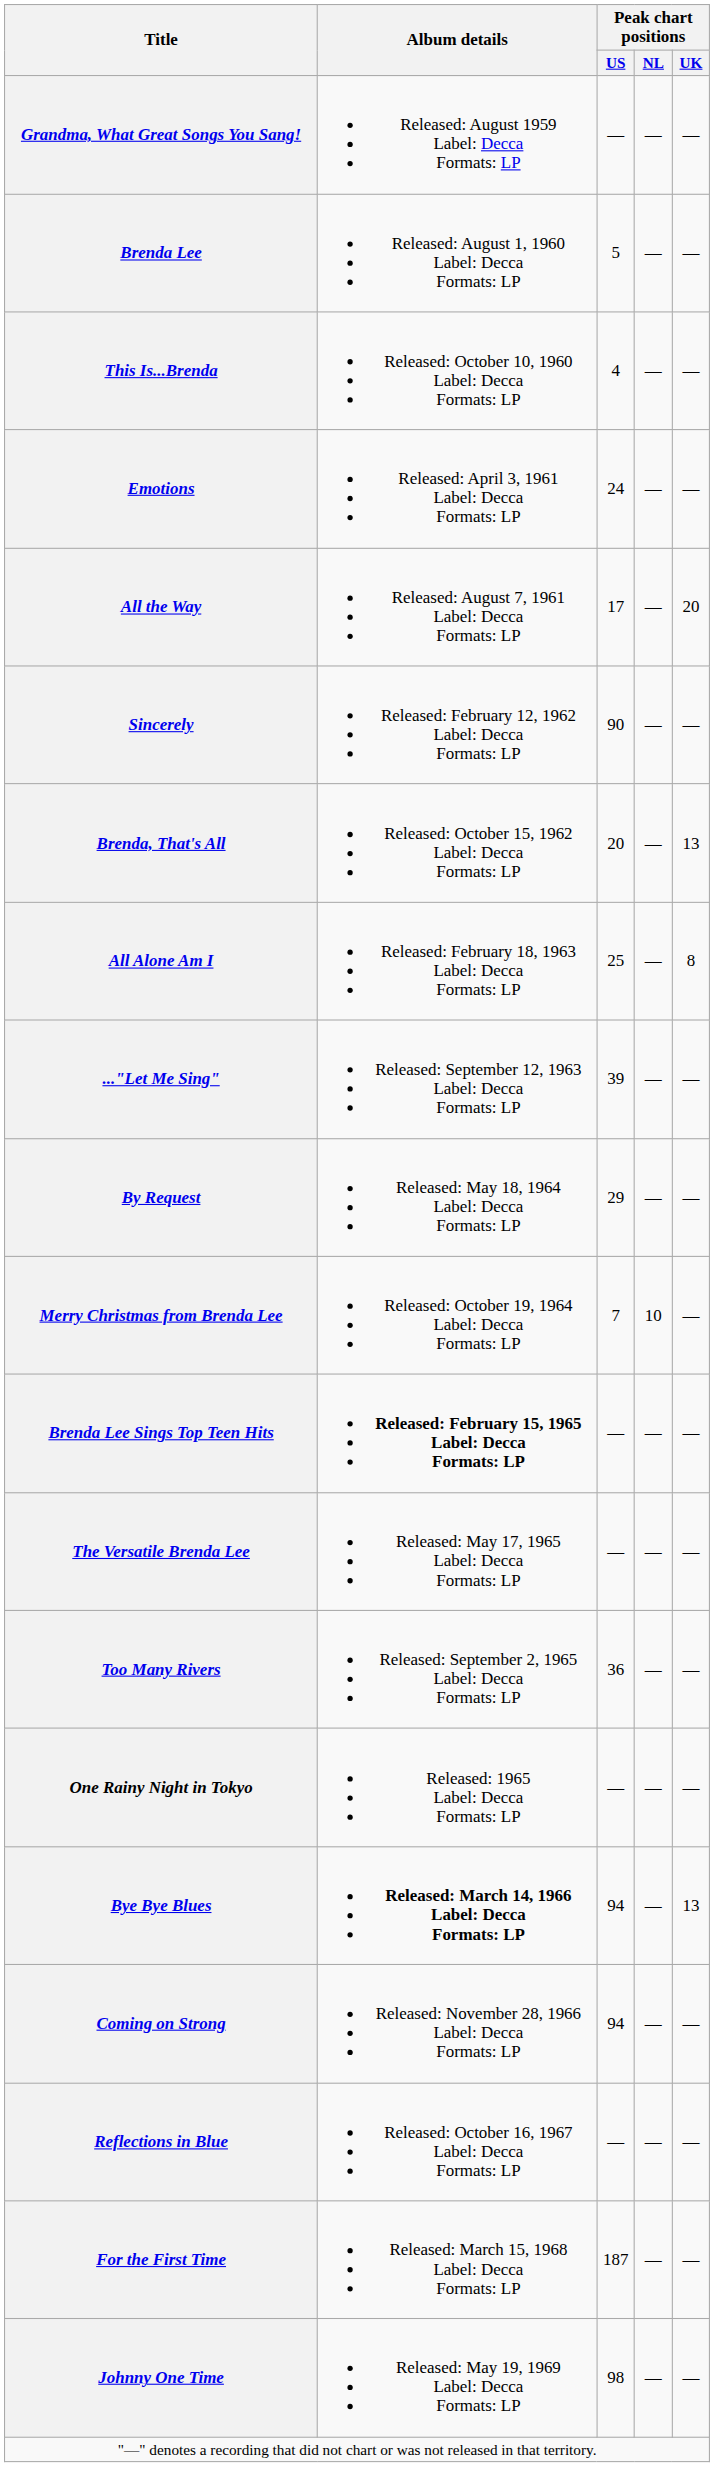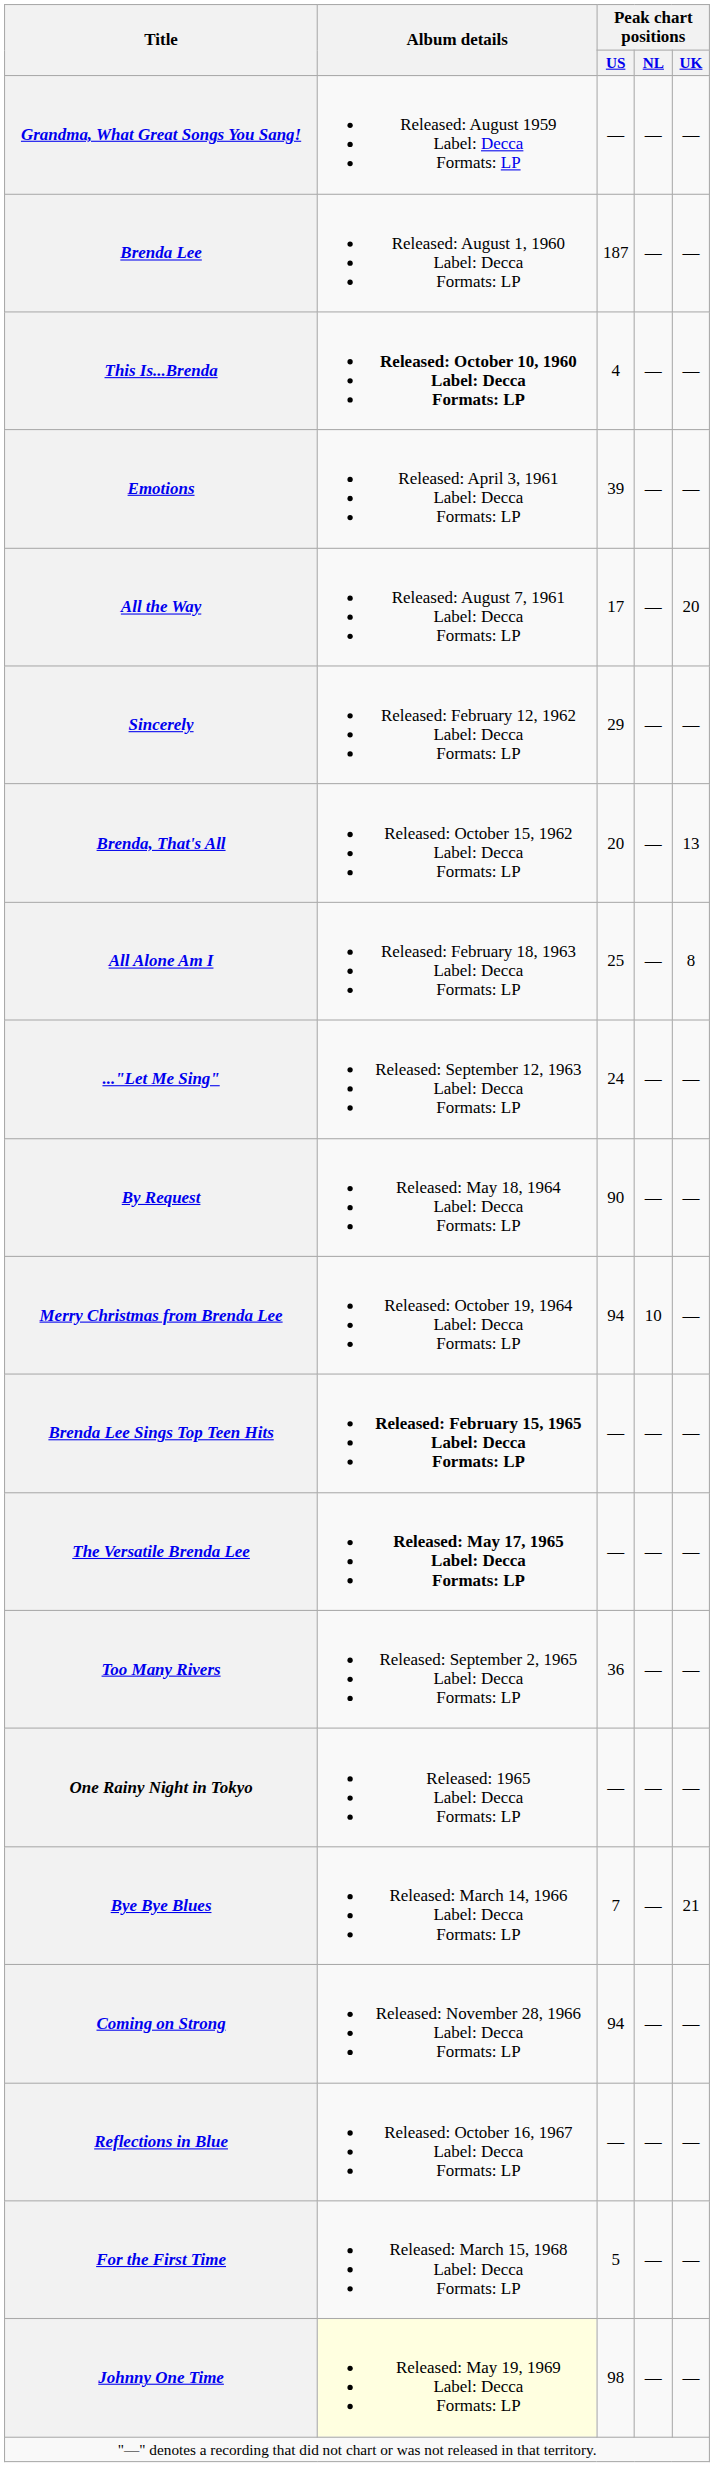(616, 252) 5 -> (616, 252) 187
(457, 380) normal -> (457, 380) bold
(616, 488) 24 -> (616, 488) 39
(616, 724) 90 -> (616, 724) 29
(616, 1079) 39 -> (616, 1079) 24
(616, 1197) 29 -> (616, 1197) 90
(616, 1315) 7 -> (616, 1315) 94
(457, 1561) normal -> (457, 1561) bold
(457, 1915) bold -> (457, 1915) normal
(616, 1905) 94 -> (616, 1905) 7
(691, 1905) 13 -> (691, 1905) 21
(616, 2259) 187 -> (616, 2259) 5
(457, 2387) no background -> (457, 2387) lightyellow background
